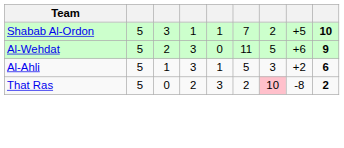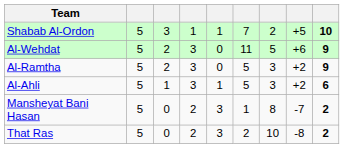+ row: (34, 67)
+ row: (48, 109)
(273, 85) pink background -> (273, 134) no background
